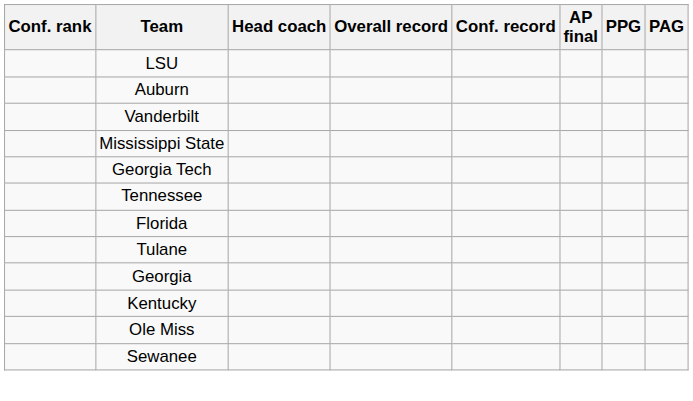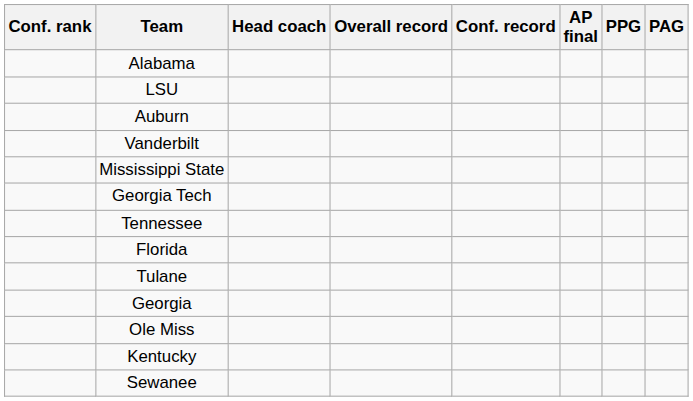+ row: (162, 63)
rows swapped: (162, 329) <-> (162, 303)
